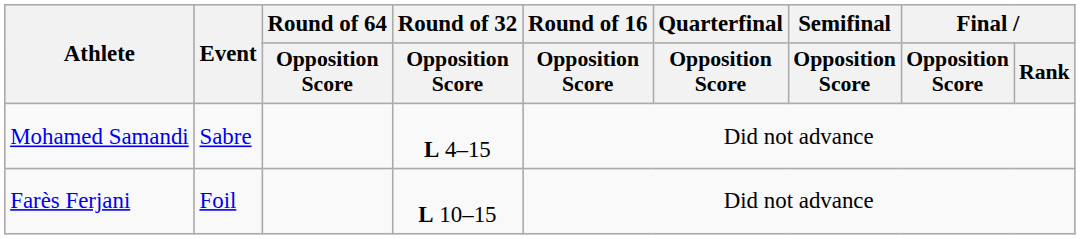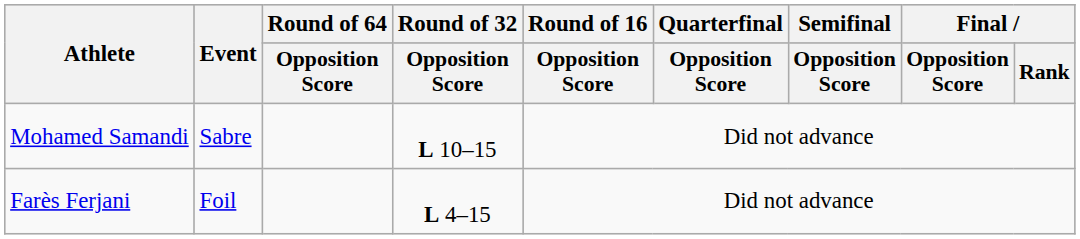(457, 149) L 4–15 -> (457, 149) L 10–15
(457, 214) L 10–15 -> (457, 214) L 4–15
